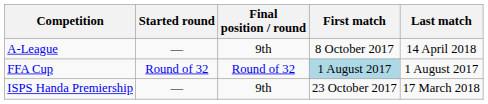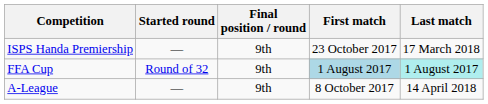rows swapped: (33, 48) <-> (70, 88)
(263, 68) Round of 32 -> (263, 68) 9th
(441, 68) no background -> (441, 68) paleturquoise background
